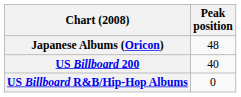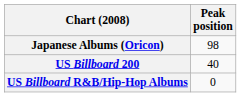(213, 45) 48 -> (213, 45) 98
